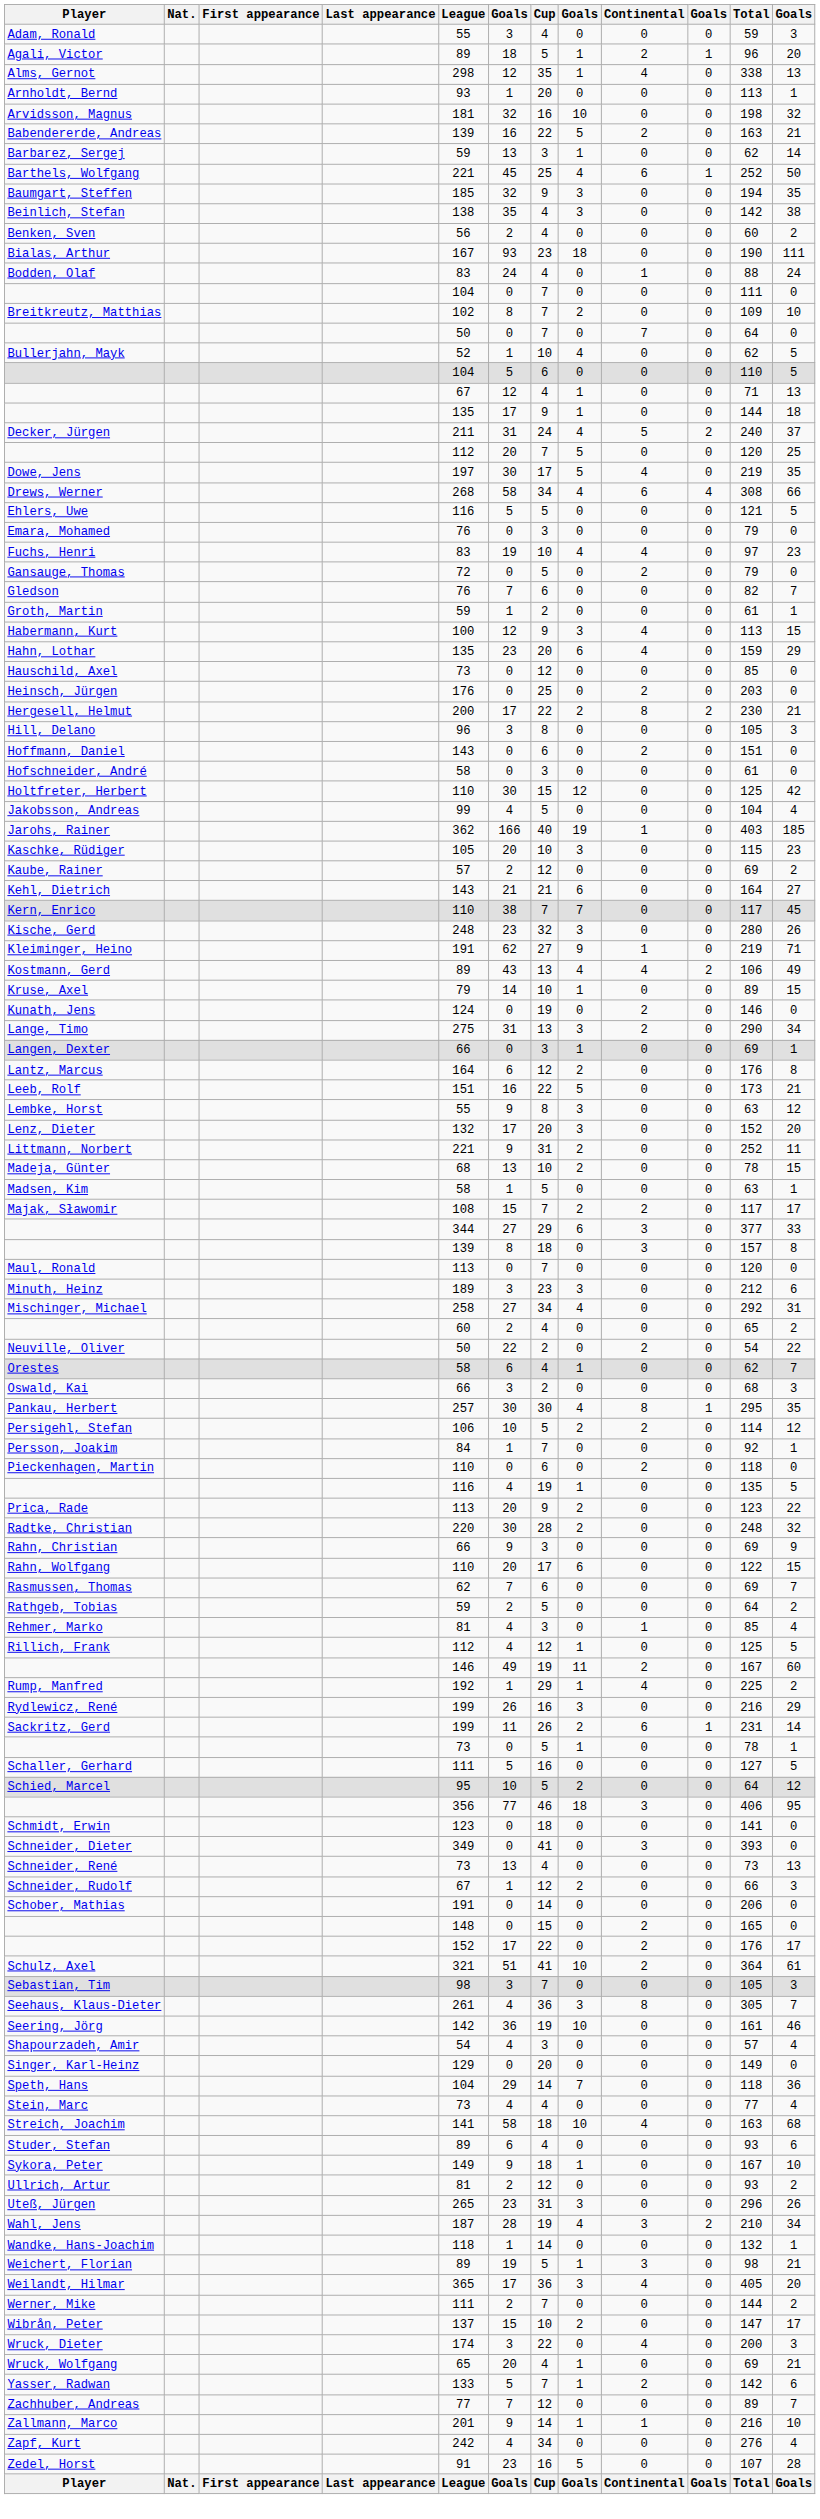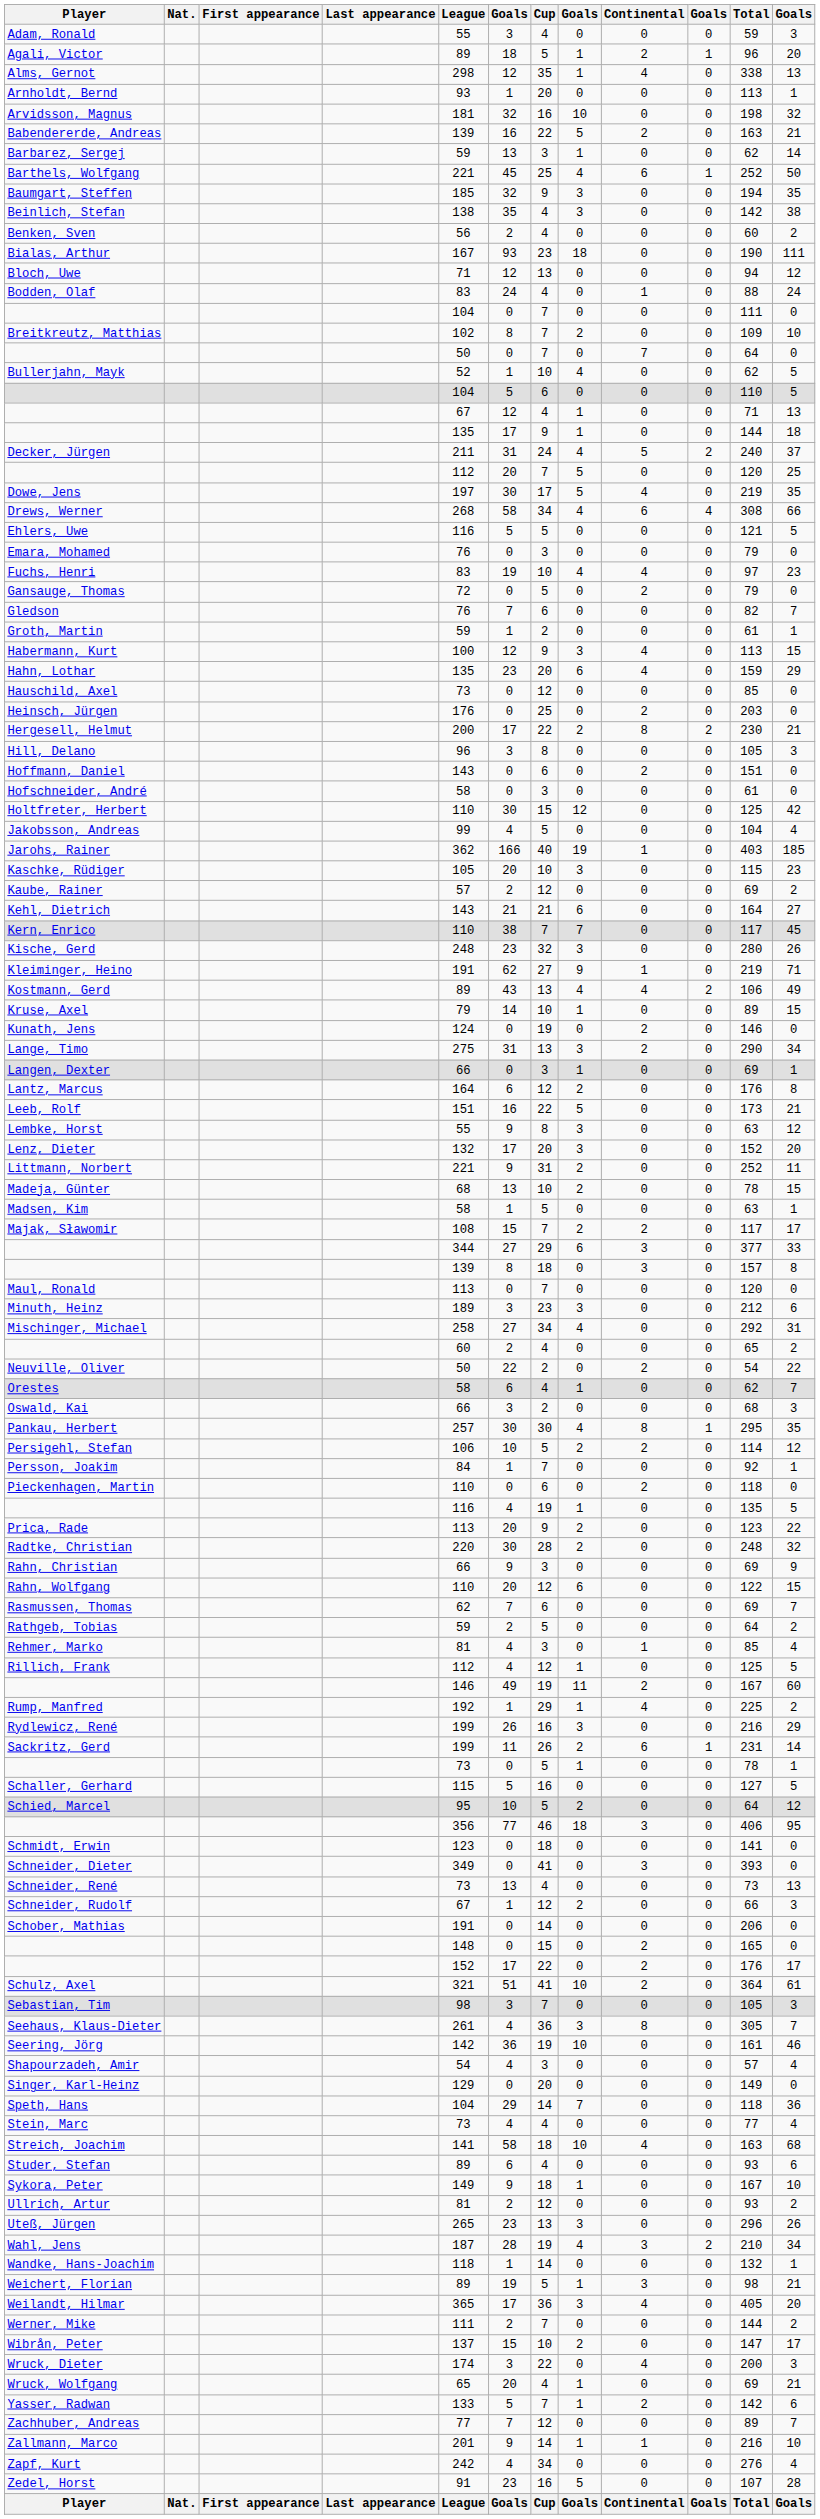+ row: (44, 273)
(545, 1568) 17 -> (545, 1588) 12
(463, 1767) 111 -> (463, 1787) 115
(545, 2205) 31 -> (545, 2225) 13
